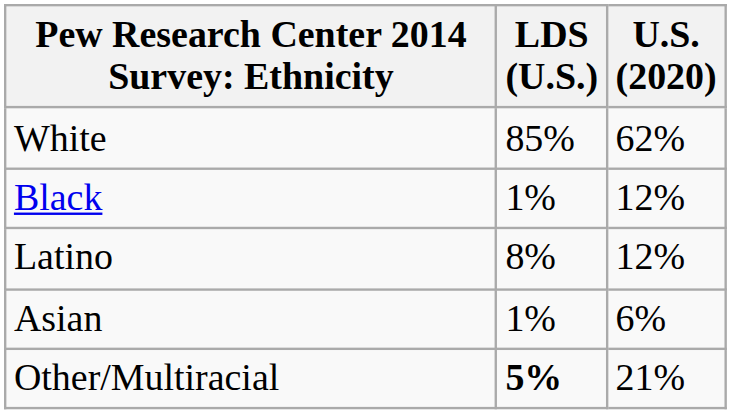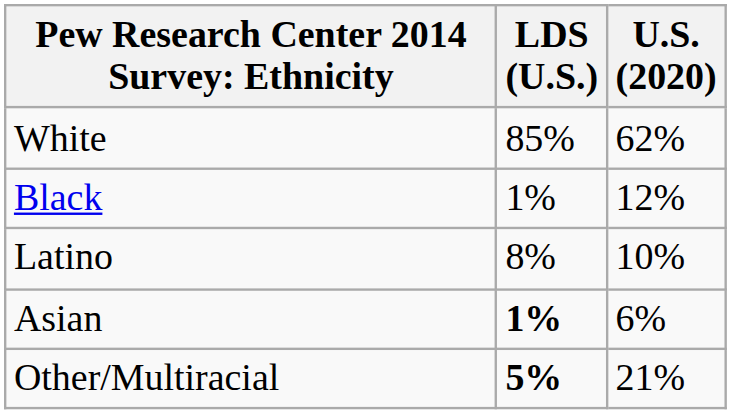(650, 257) 12% -> (650, 257) 10%
(531, 317) normal -> (534, 317) bold
